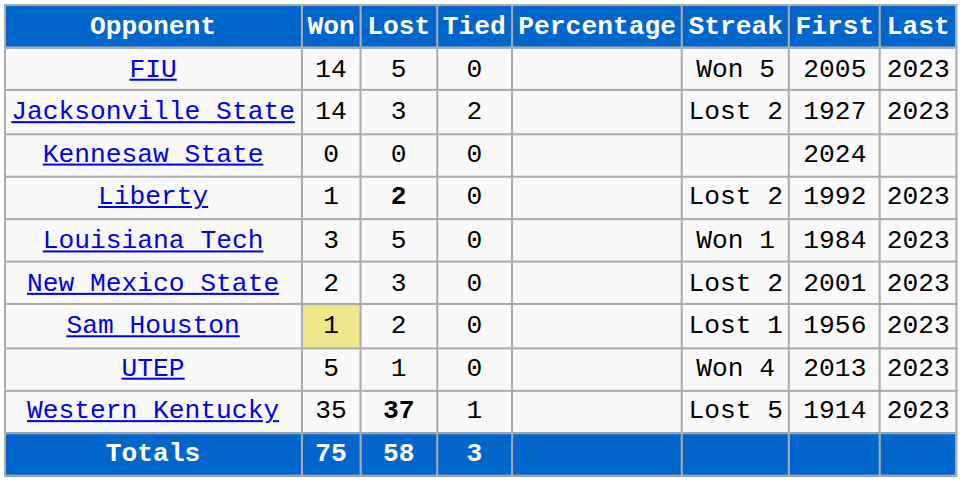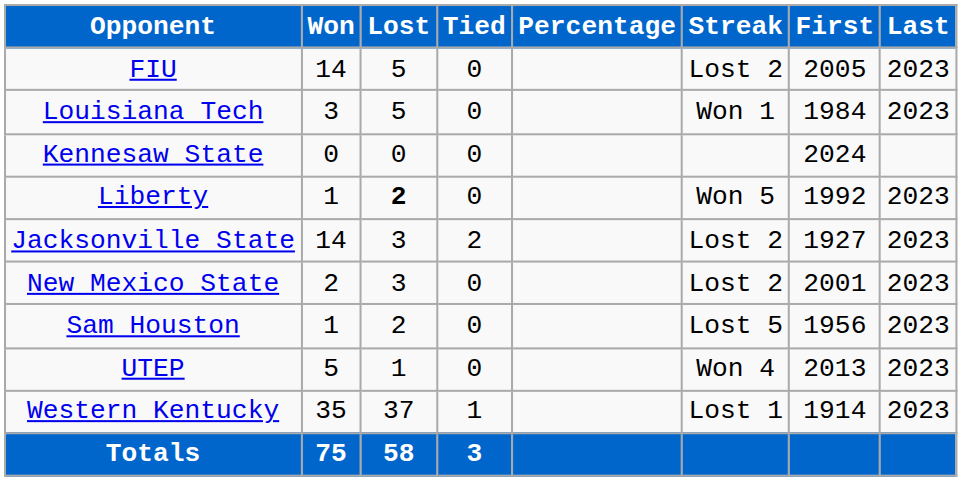(736, 69) Won 5 -> (736, 69) Lost 2
rows swapped: (153, 112) <-> (153, 240)
(736, 198) Lost 2 -> (736, 198) Won 5
(331, 326) khaki background -> (331, 326) no background
(736, 326) Lost 1 -> (736, 326) Lost 5
(399, 412) bold -> (399, 412) normal
(736, 412) Lost 5 -> (736, 412) Lost 1
